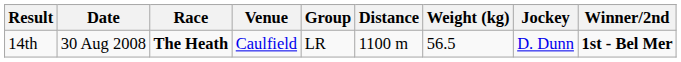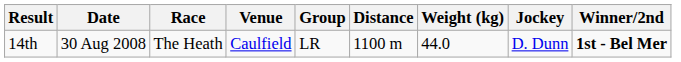(191, 43) bold -> (188, 43) normal
(441, 43) 56.5 -> (436, 43) 44.0
